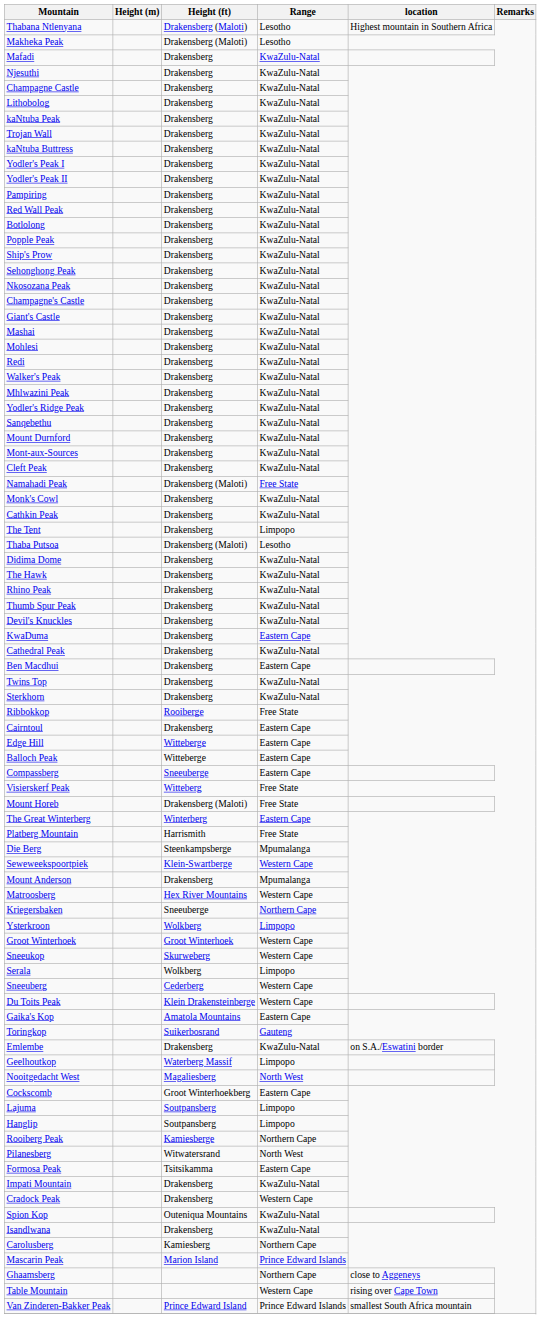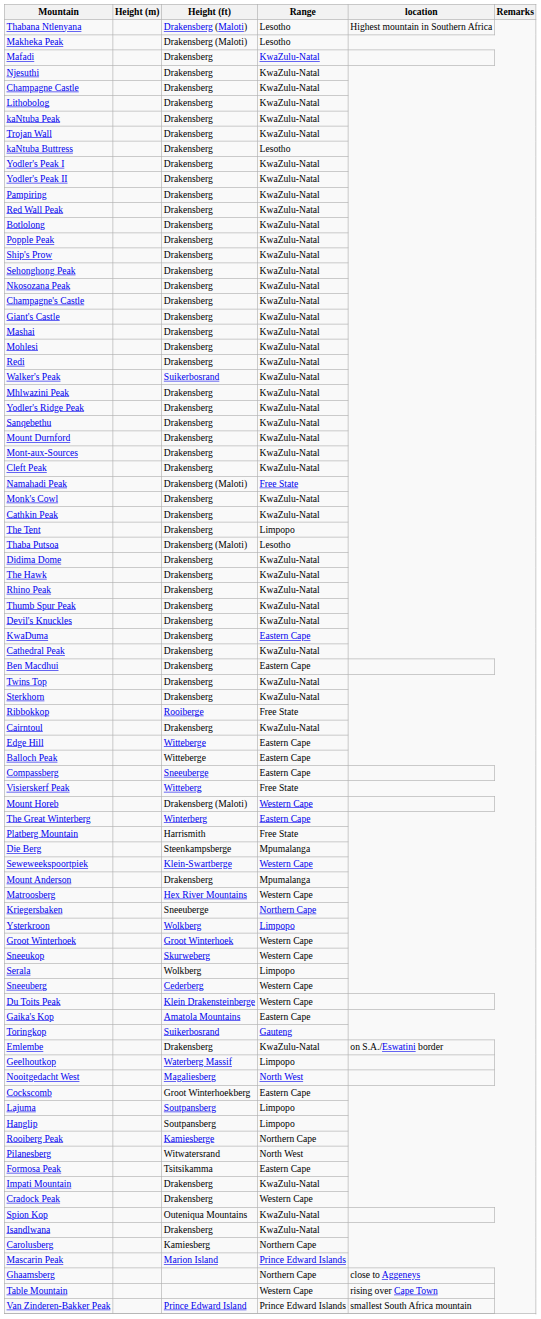(290, 149) KwaZulu-Natal -> (275, 149) Lesotho
(188, 377) Drakensberg -> (192, 377) Suikerbosrand
(285, 727) Eastern Cape -> (290, 727) KwaZulu-Natal
(279, 803) Free State -> (286, 803) Western Cape
